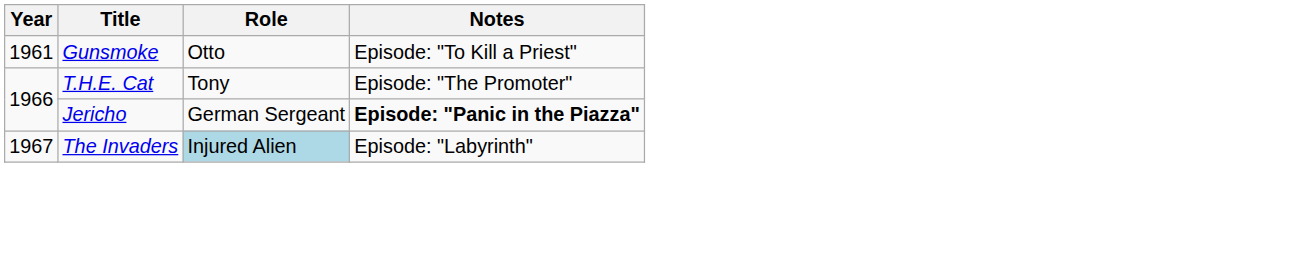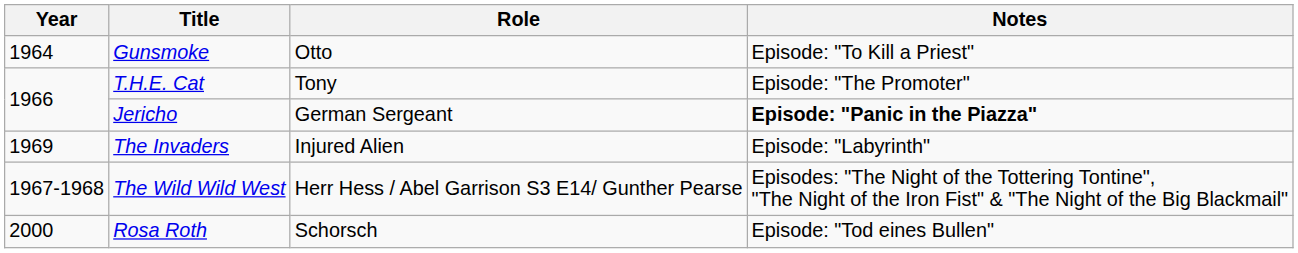(31, 51) 1961 -> (31, 51) 1964
(31, 146) 1967 -> (31, 146) 1969
(242, 146) lightblue background -> (349, 146) no background
+ row: (199, 188)
+ row: (160, 231)
